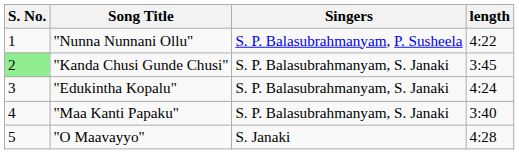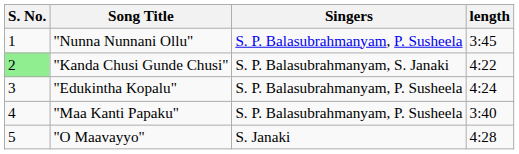(483, 40) 4:22 -> (483, 40) 3:45
(483, 64) 3:45 -> (483, 64) 4:22
(342, 88) S. P. Balasubrahmanyam, S. Janaki -> (349, 88) S. P. Balasubrahmanyam, P. Susheela
(342, 112) S. P. Balasubrahmanyam, S. Janaki -> (349, 112) S. P. Balasubrahmanyam, P. Susheela
